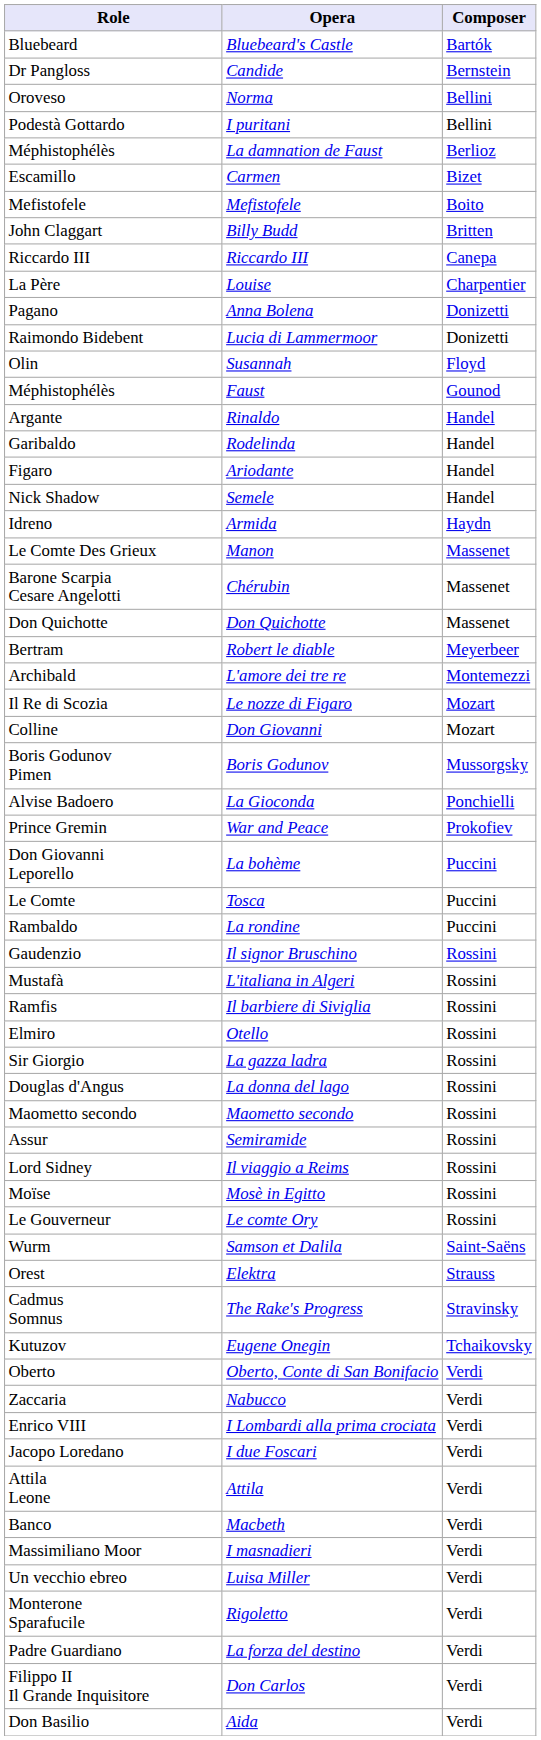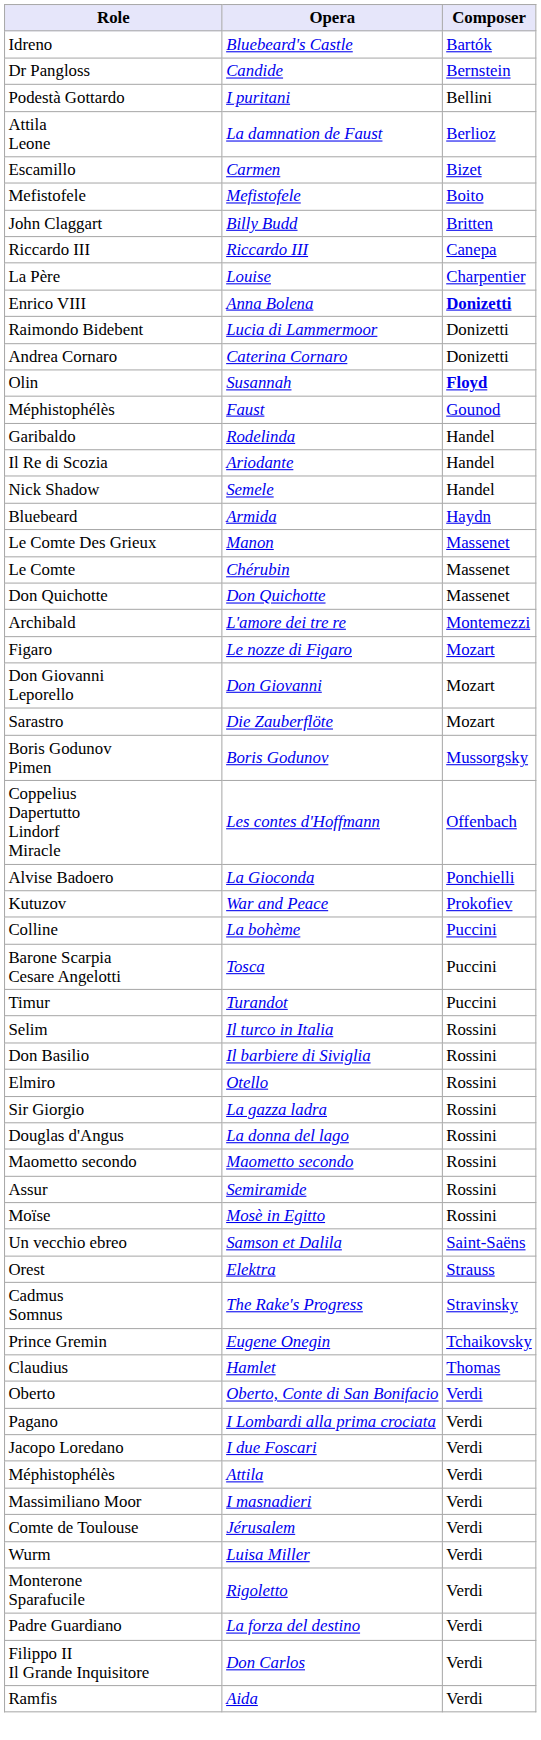(43, 44) Bluebeard -> (30, 44) Idreno
- row: (249, 97)
(62, 151) Méphistophélès -> (29, 133) Attila Leone
(33, 310) Pagano -> (47, 303) Enrico VIII
(477, 310) normal -> (479, 303) bold
+ row: (287, 356)
(466, 364) normal -> (467, 383) bold
- row: (253, 417)
(30, 470) Figaro -> (58, 463) Il Re di Scozia
(30, 524) Idreno -> (43, 516) Bluebeard
(65, 586) Barone Scarpia Cesare Angelotti -> (42, 569) Le Comte
- row: (280, 649)
(58, 702) Il Re di Scozia -> (30, 649) Figaro
(33, 729) Colline -> (56, 685) Don Giovanni Leporello
+ row: (280, 721)
+ row: (303, 822)
(58, 828) Prince Gremin -> (37, 903) Kutuzov
(56, 864) Don Giovanni Leporello -> (33, 930) Colline
(42, 900) Le Comte -> (65, 966) Barone Scarpia Cesare Angelotti
- row: (263, 927)
+ row: (257, 1002)
- row: (291, 953)
- row: (290, 980)
+ row: (280, 1029)
(33, 1007) Ramfis -> (49, 1056) Don Basilio
- row: (287, 1166)
- row: (272, 1220)
(30, 1246) Wurm -> (68, 1242) Un vecchio ebreo
(37, 1345) Kutuzov -> (58, 1341) Prince Gremin
+ row: (251, 1367)
- row: (256, 1398)
(47, 1425) Enrico VIII -> (33, 1421) Pagano
(29, 1488) Attila Leone -> (62, 1474) Méphistophélès
- row: (256, 1524)
+ row: (261, 1527)
(68, 1577) Un vecchio ebreo -> (30, 1554) Wurm
(49, 1722) Don Basilio -> (33, 1698) Ramfis
